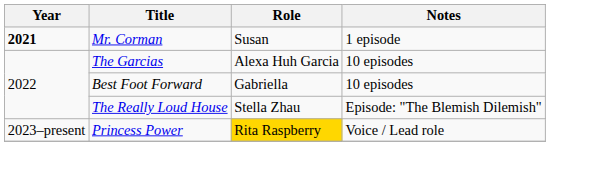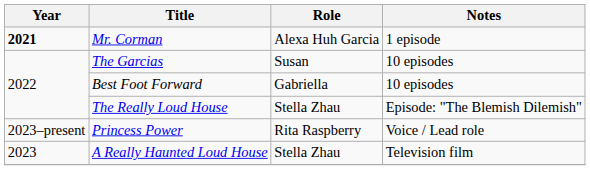(251, 38) Susan -> (327, 38) Alexa Huh Garcia
(287, 61) Alexa Huh Garcia -> (292, 61) Susan
(278, 130) gold background -> (318, 130) no background
+ row: (180, 152)
